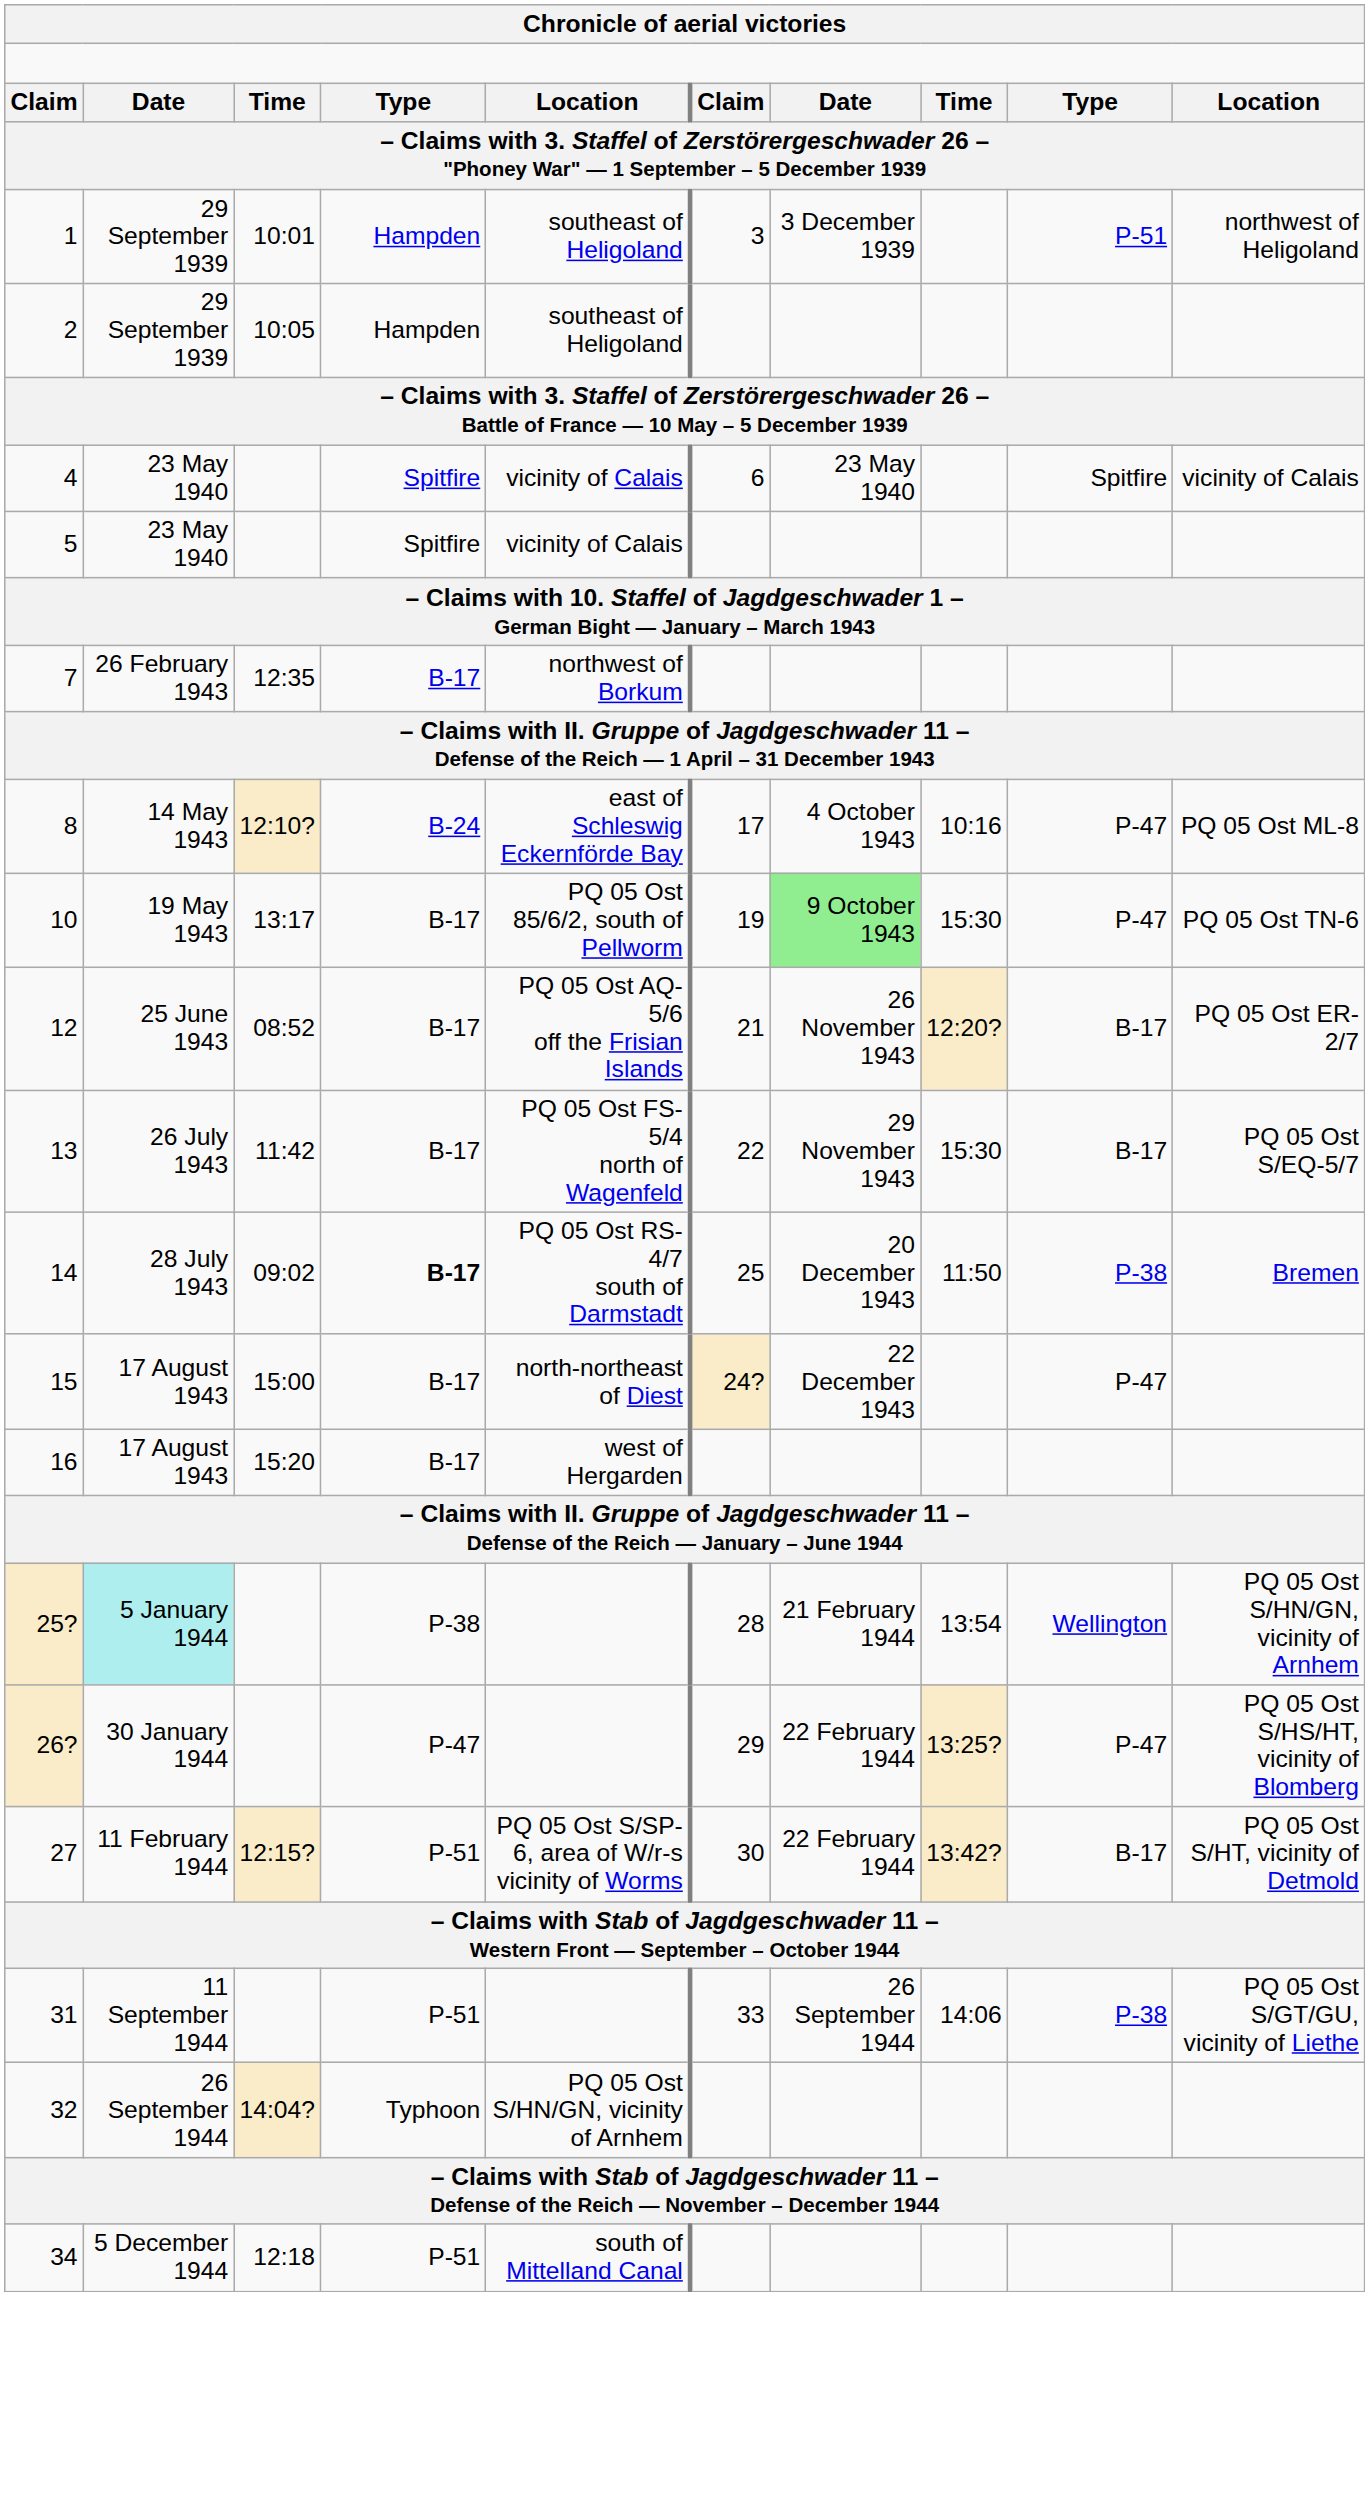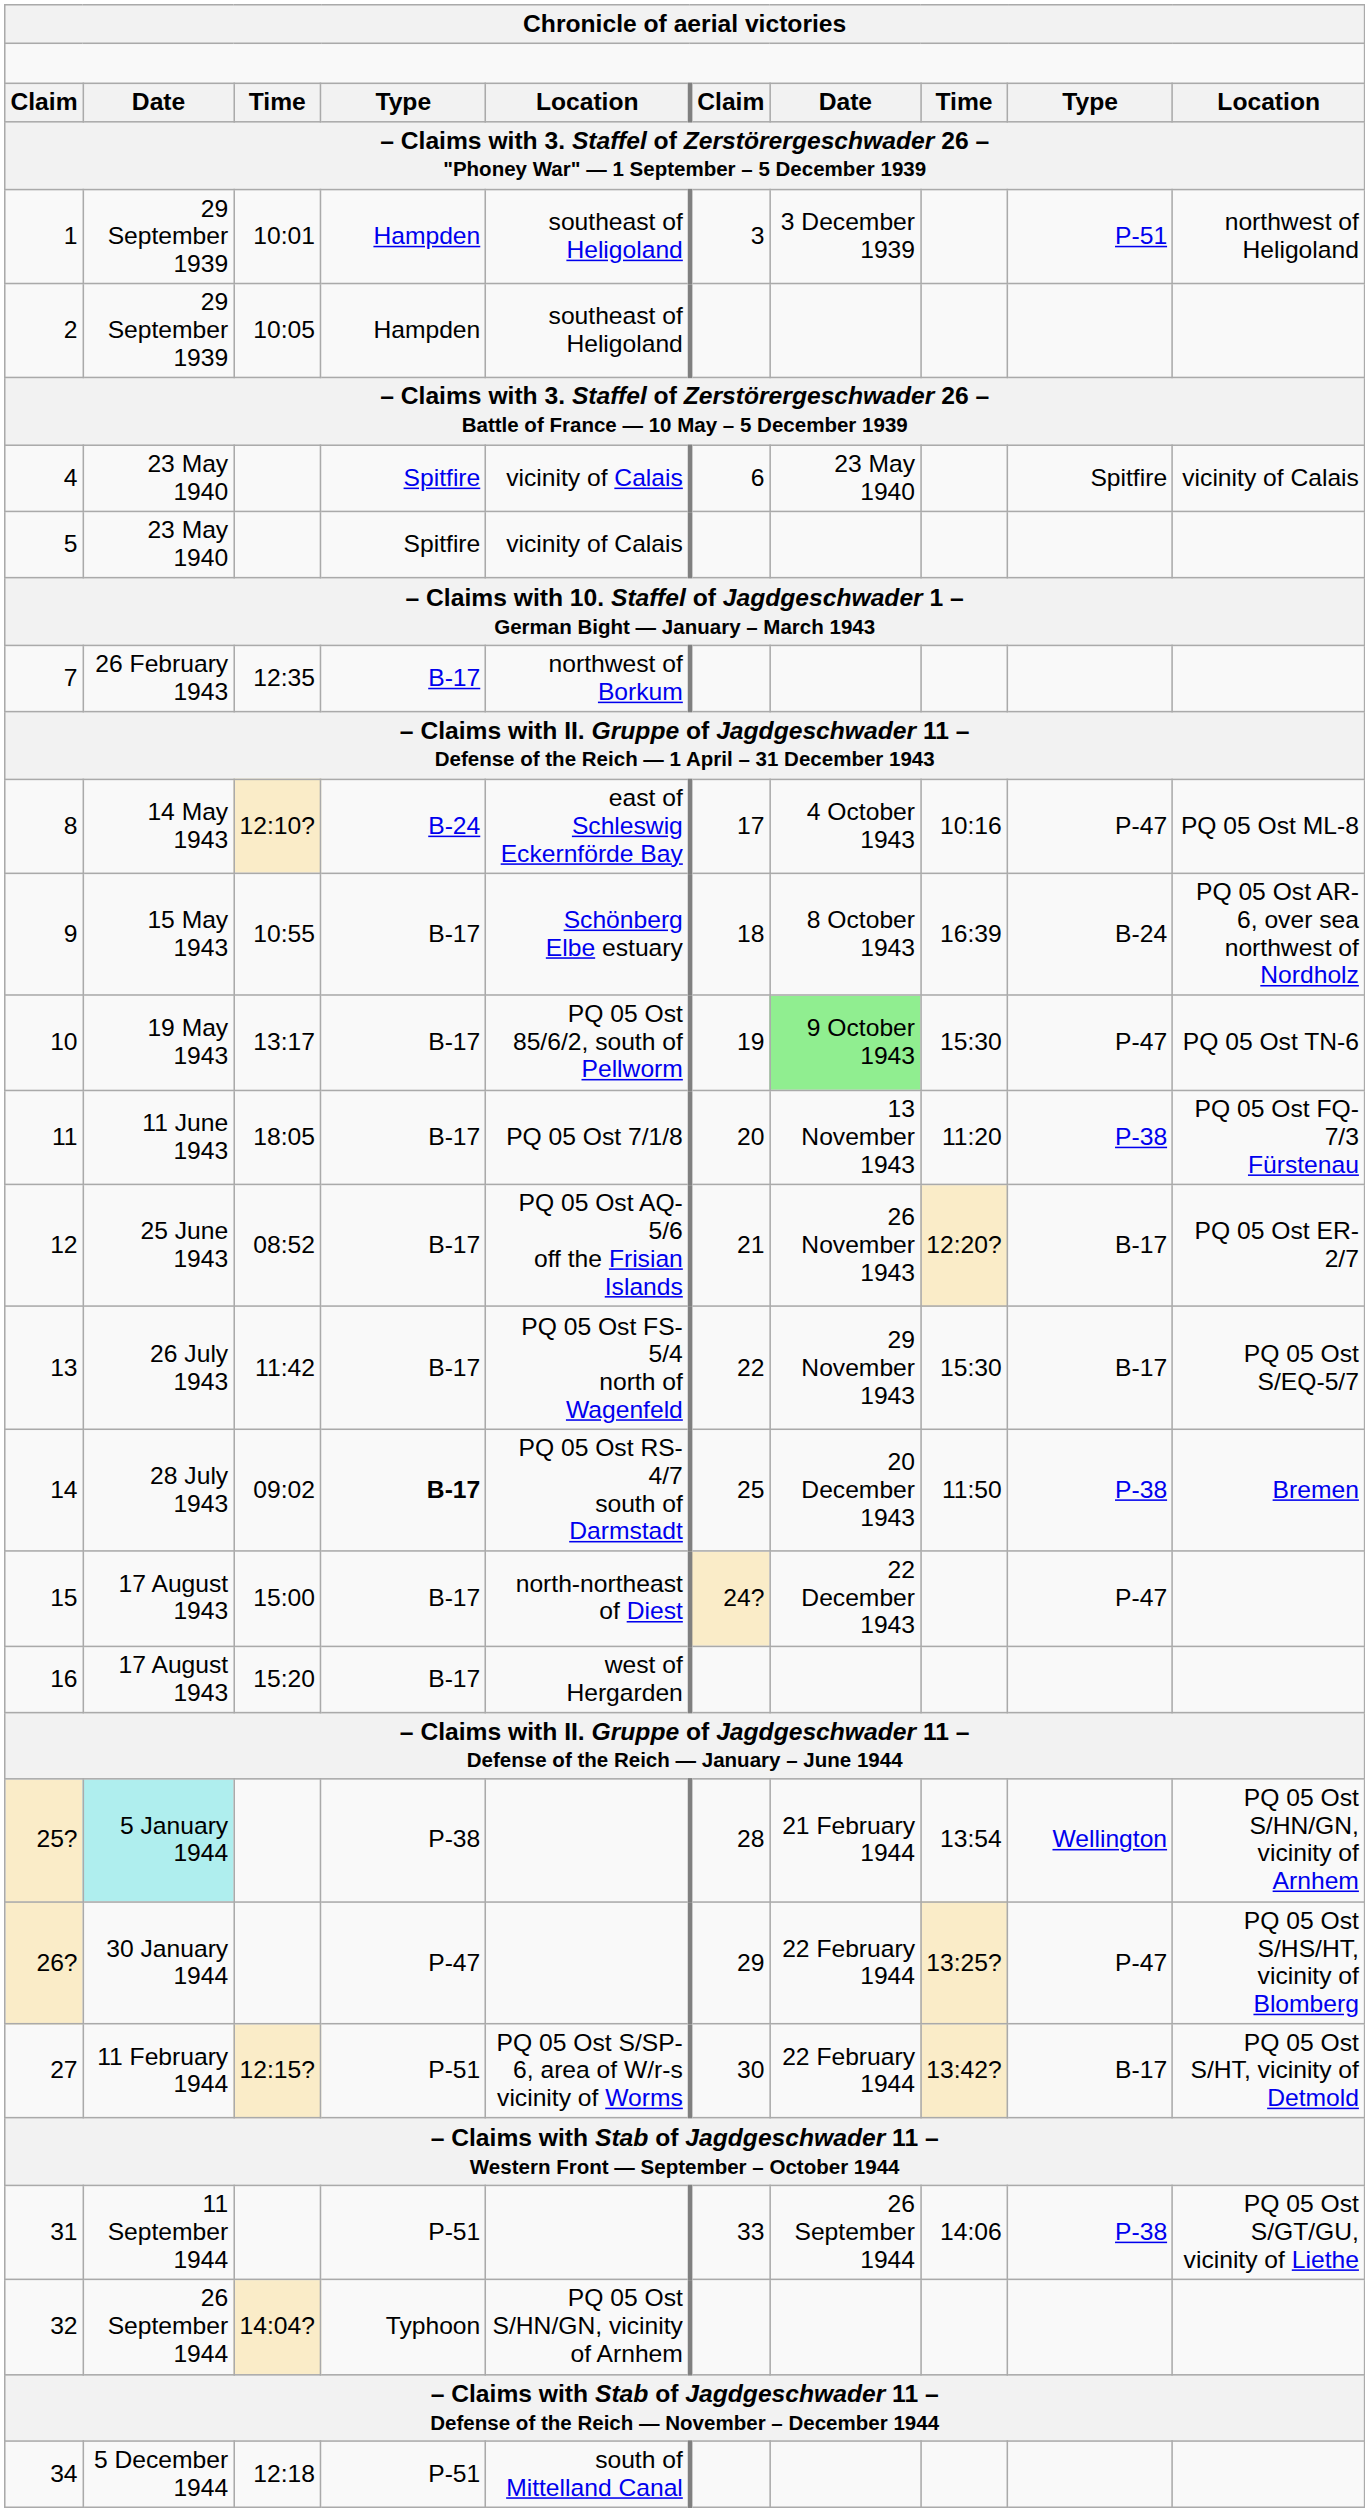+ row: (71, 933)
+ row: (65, 1136)
